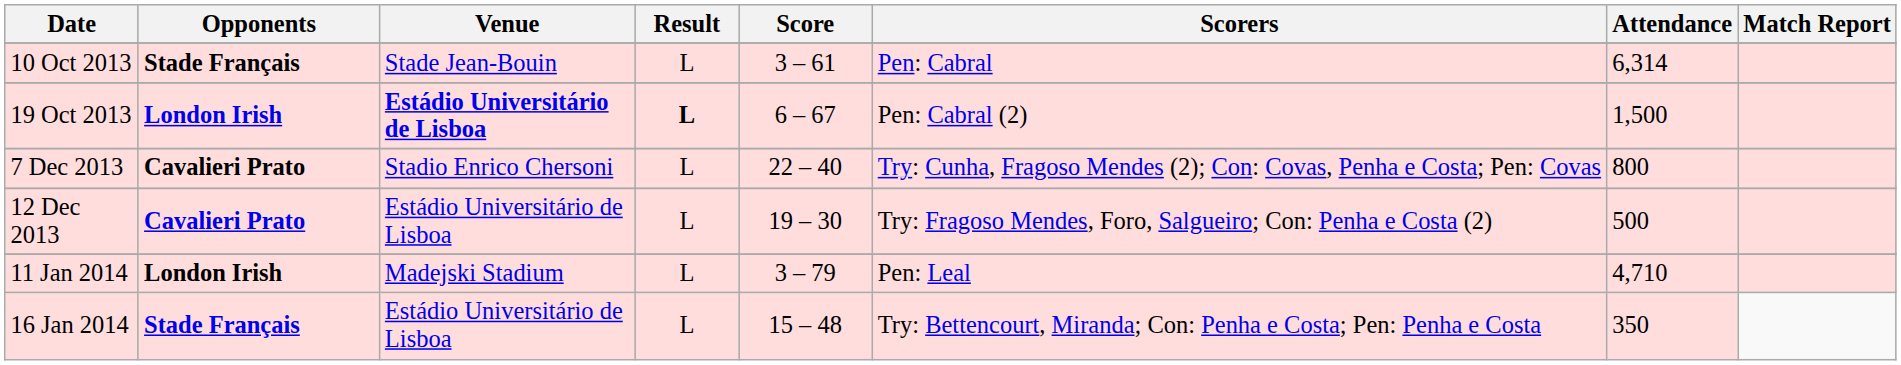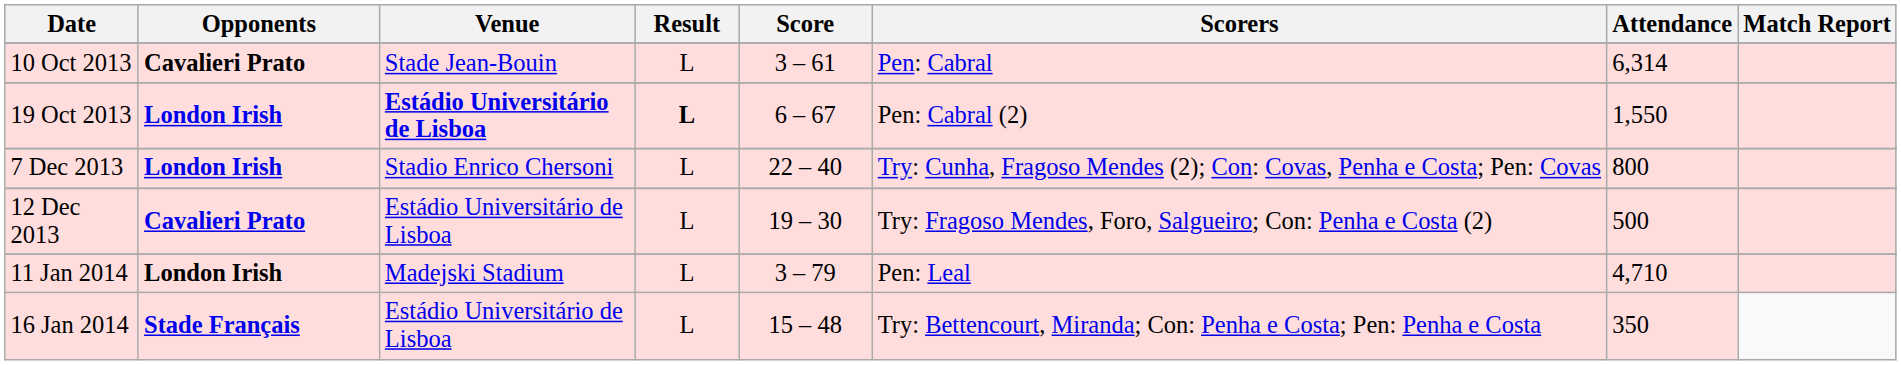(222, 62) Stade Français -> (225, 62) Cavalieri Prato
(1640, 115) 1,500 -> (1640, 115) 1,550
(225, 167) Cavalieri Prato -> (213, 167) London Irish
